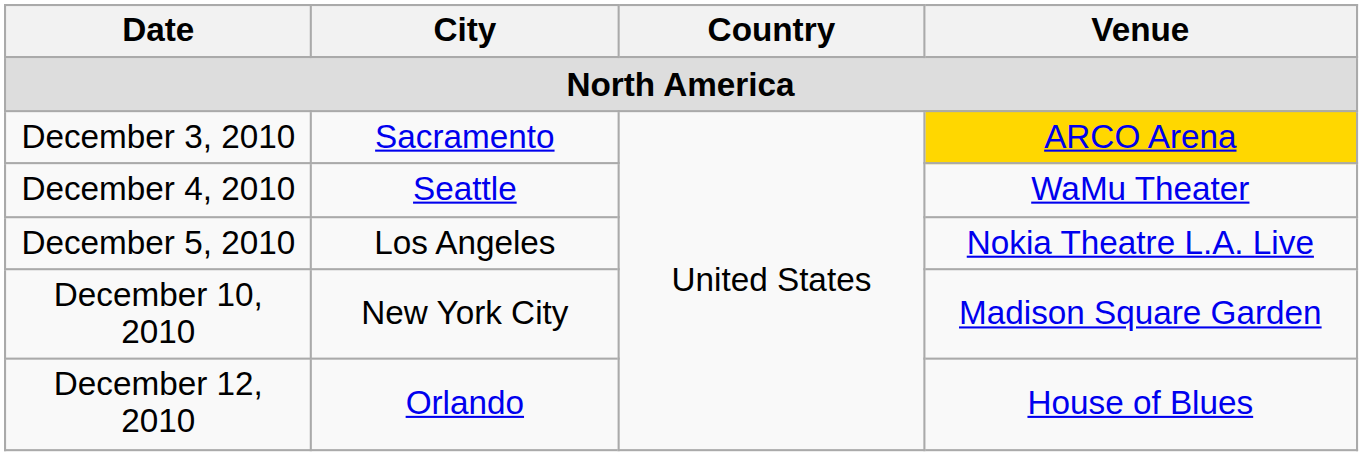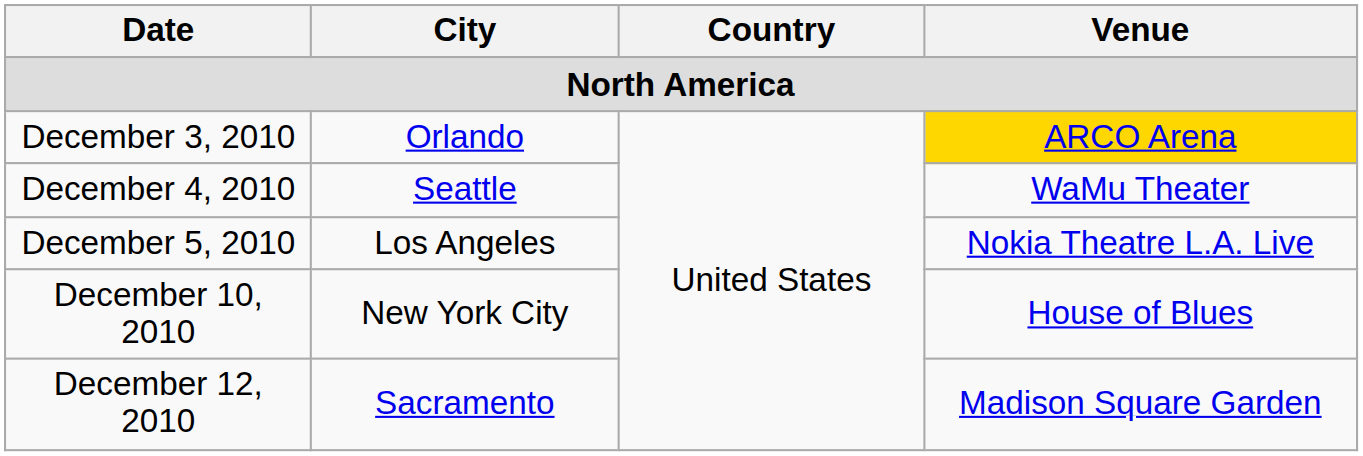(465, 136) Sacramento -> (465, 136) Orlando
(1140, 313) Madison Square Garden -> (1140, 313) House of Blues
(465, 403) Orlando -> (465, 403) Sacramento
(1140, 403) House of Blues -> (1140, 403) Madison Square Garden
